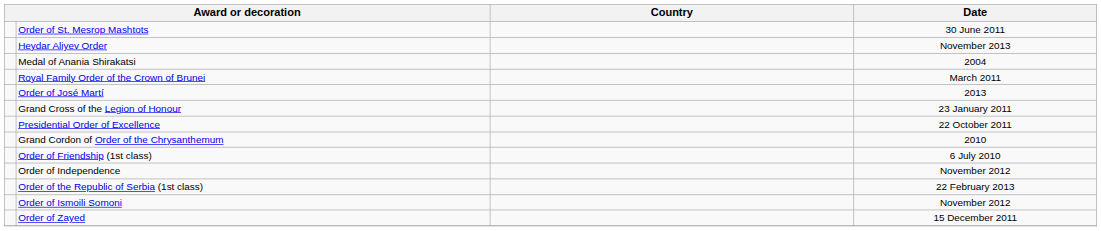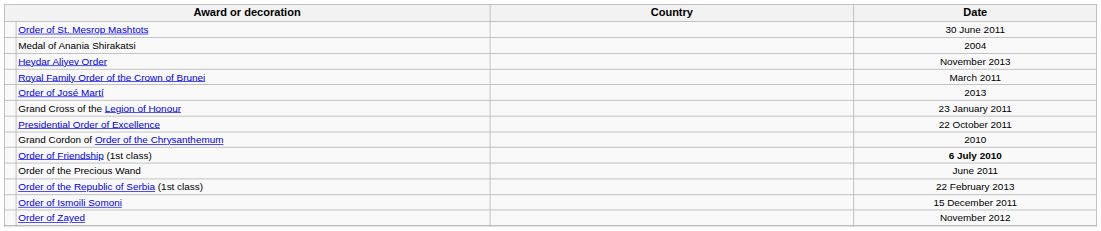rows swapped: (77, 61) <-> (63, 45)
(975, 155) normal -> (975, 155) bold
+ row: (80, 171)
- row: (69, 171)
(975, 202) November 2012 -> (975, 202) 15 December 2011
(975, 218) 15 December 2011 -> (975, 218) November 2012
